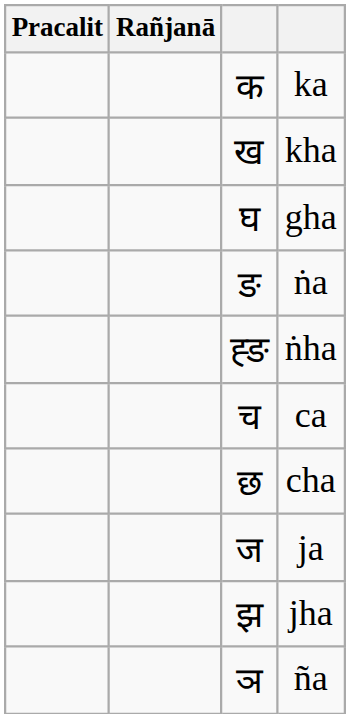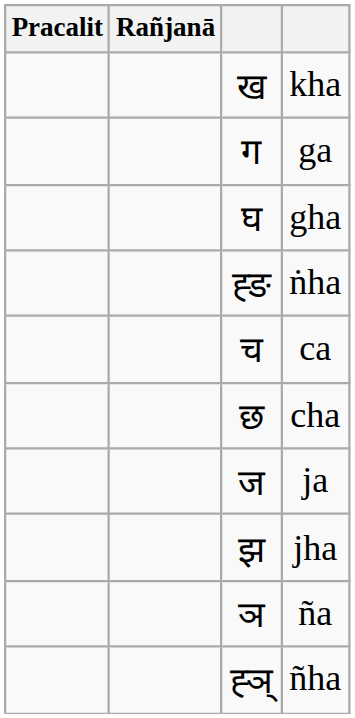- row: (311, 84)
+ row: (315, 150)
- row: (311, 282)
+ row: (315, 679)
